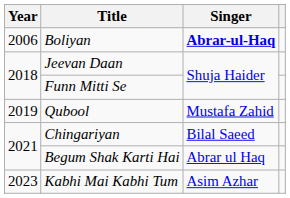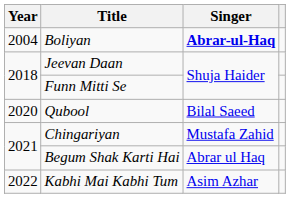(23, 39) 2006 -> (23, 39) 2004
(23, 110) 2019 -> (23, 110) 2020
(230, 110) Mustafa Zahid -> (221, 110) Bilal Saeed
(221, 134) Bilal Saeed -> (230, 134) Mustafa Zahid
(23, 181) 2023 -> (23, 181) 2022
